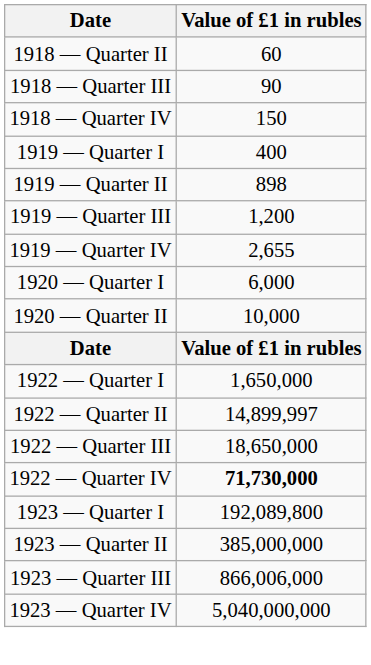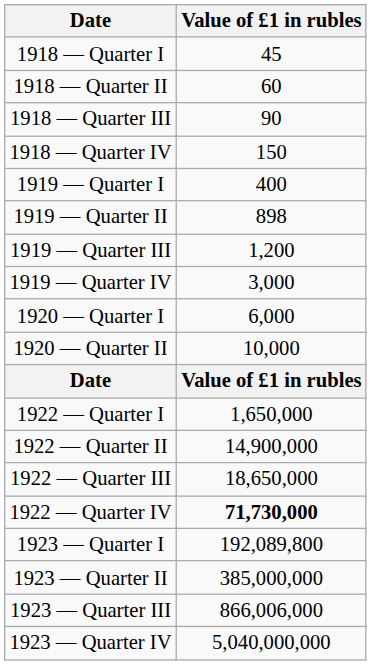+ row: (91, 53)
(271, 250) 2,655 -> (271, 282) 3,000
(271, 413) 14,899,997 -> (271, 446) 14,900,000
